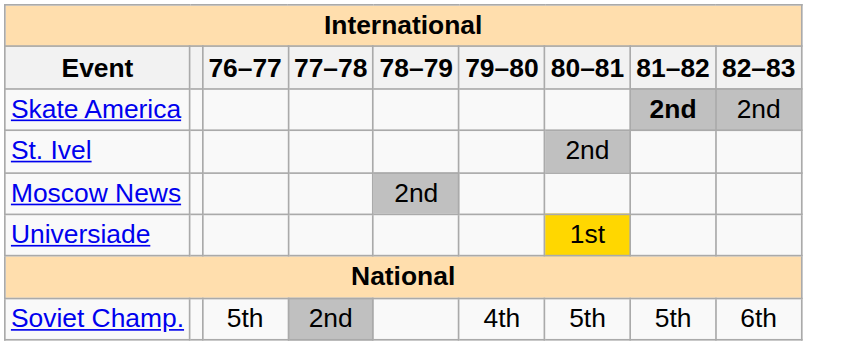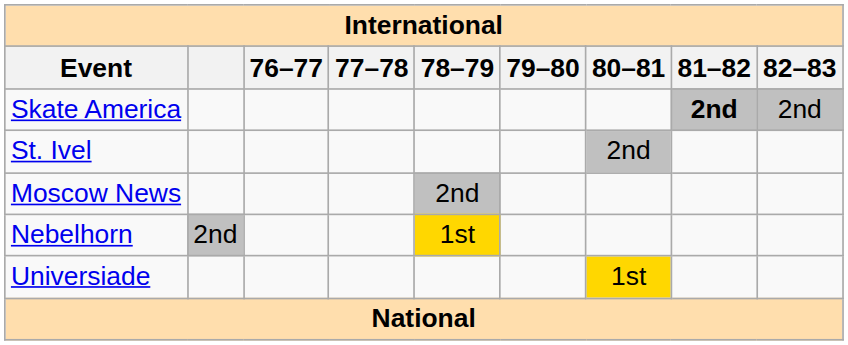+ row: (72, 234)
- row: (97, 318)
